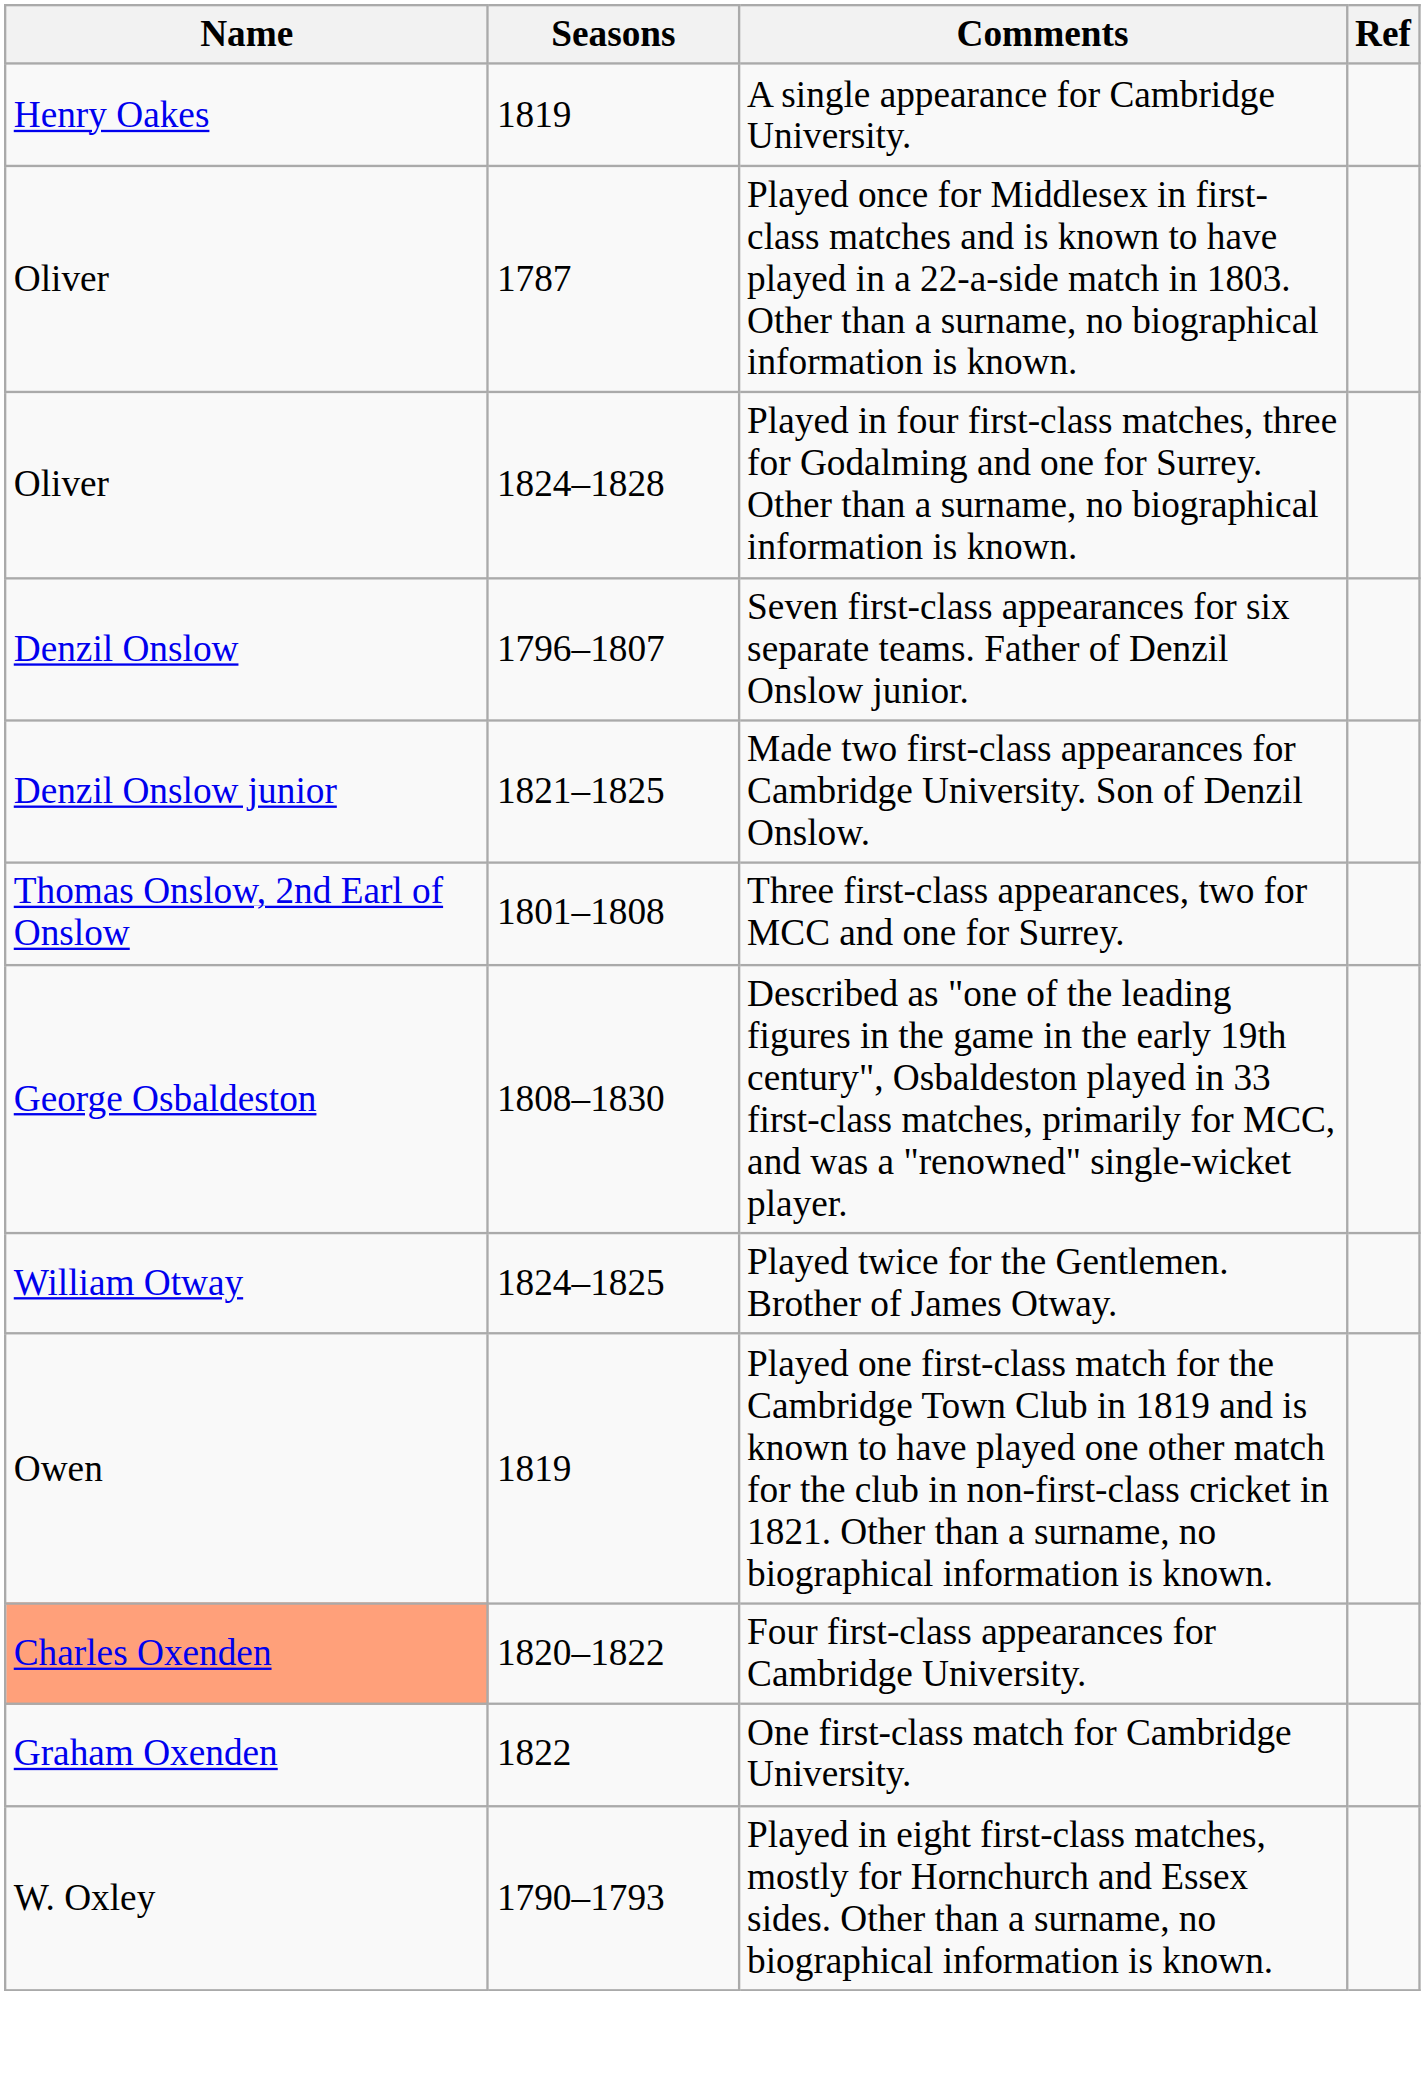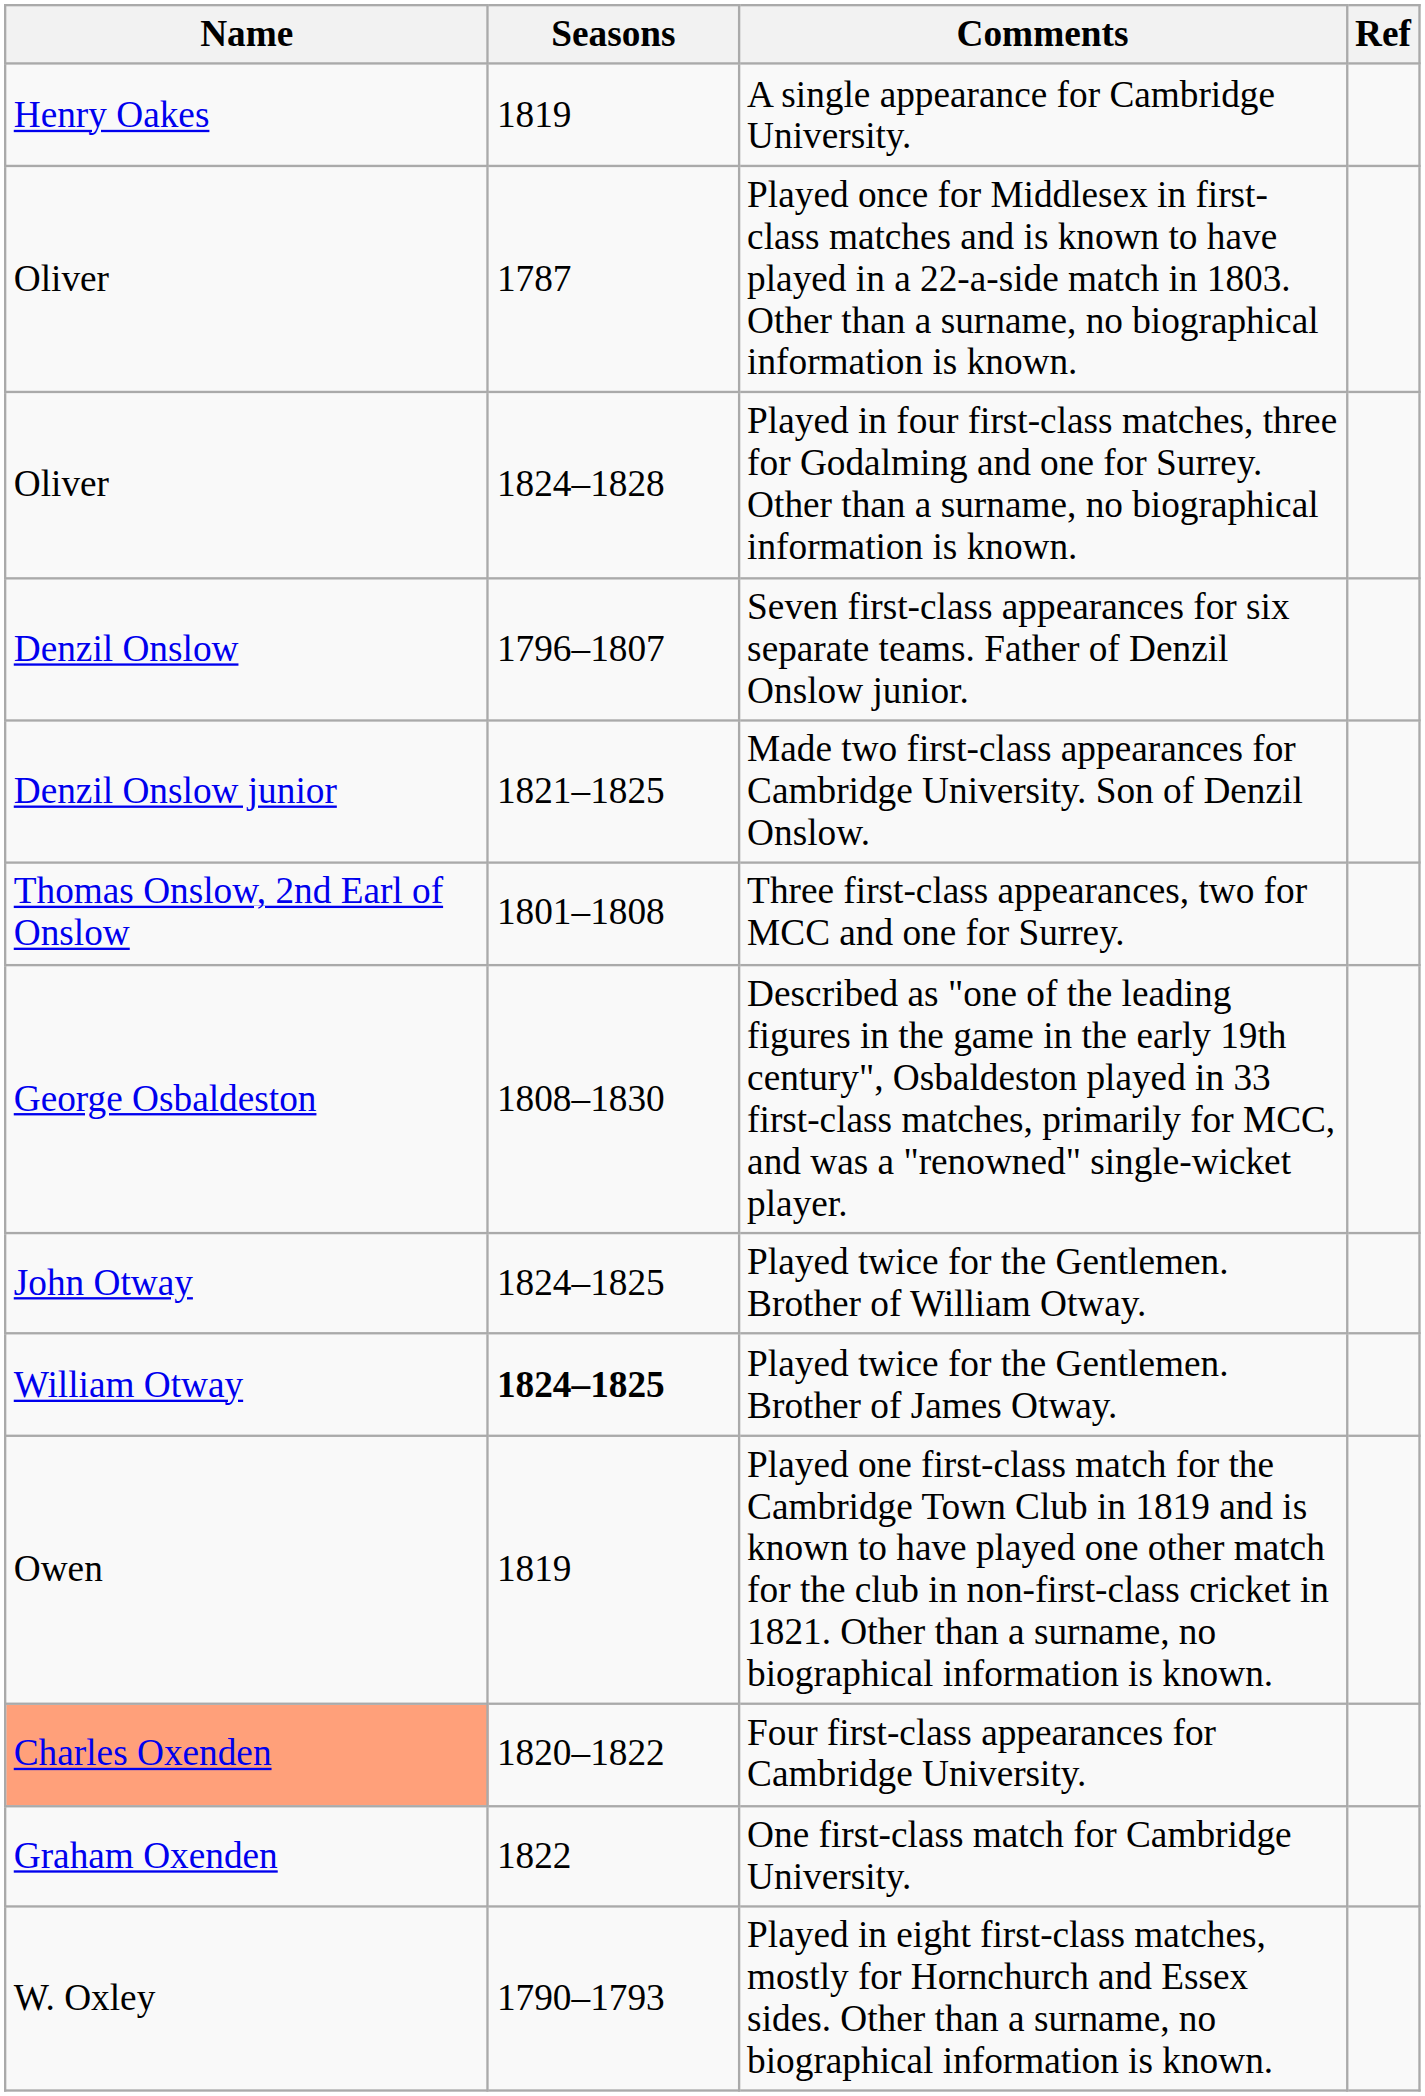+ row: (988, 1282)
(581, 1282) normal -> (581, 1384) bold
